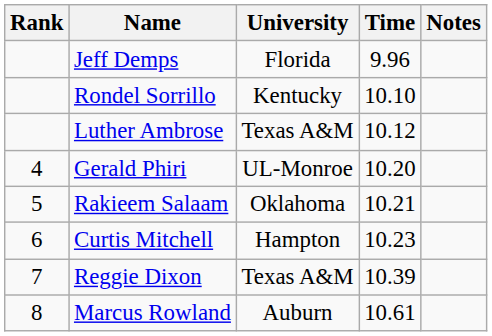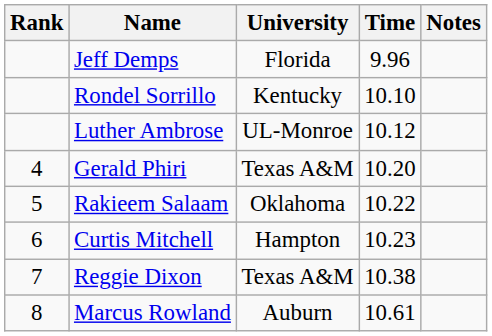(298, 131) Texas A&M -> (298, 131) UL-Monroe
(298, 167) UL-Monroe -> (298, 167) Texas A&M
(390, 204) 10.21 -> (390, 204) 10.22
(390, 276) 10.39 -> (390, 276) 10.38
